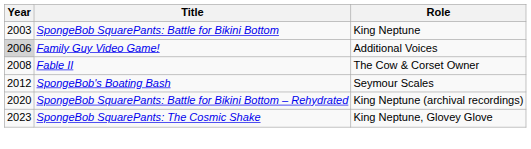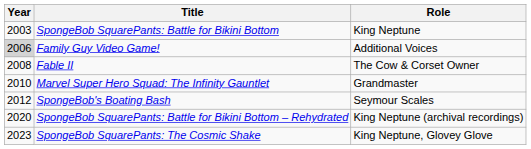+ row: (153, 83)
